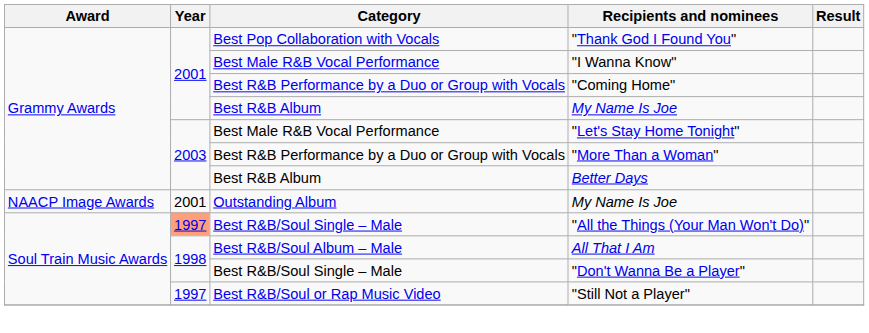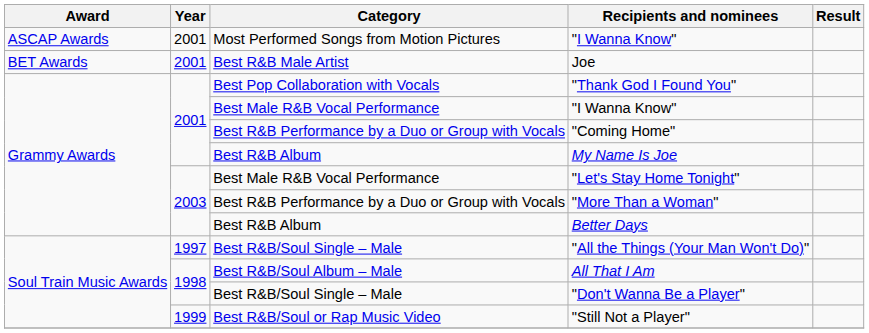+ row: (357, 39)
+ row: (281, 62)
- row: (275, 201)
(190, 224) lightsalmon background -> (190, 247) no background
(190, 293) 1997 -> (190, 317) 1999
